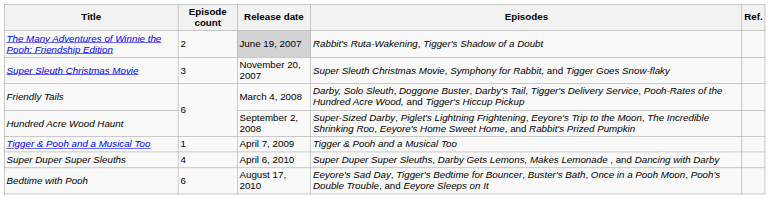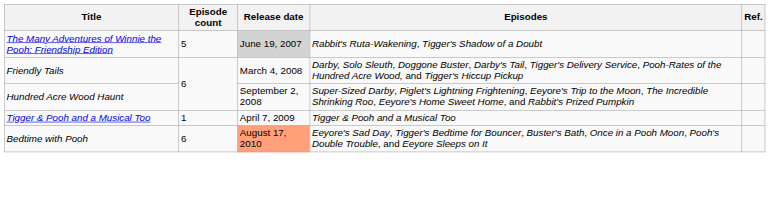(183, 44) 2 -> (184, 44) 5
- row: (72, 70)
- row: (66, 160)
(263, 180) no background -> (263, 139) lightsalmon background
